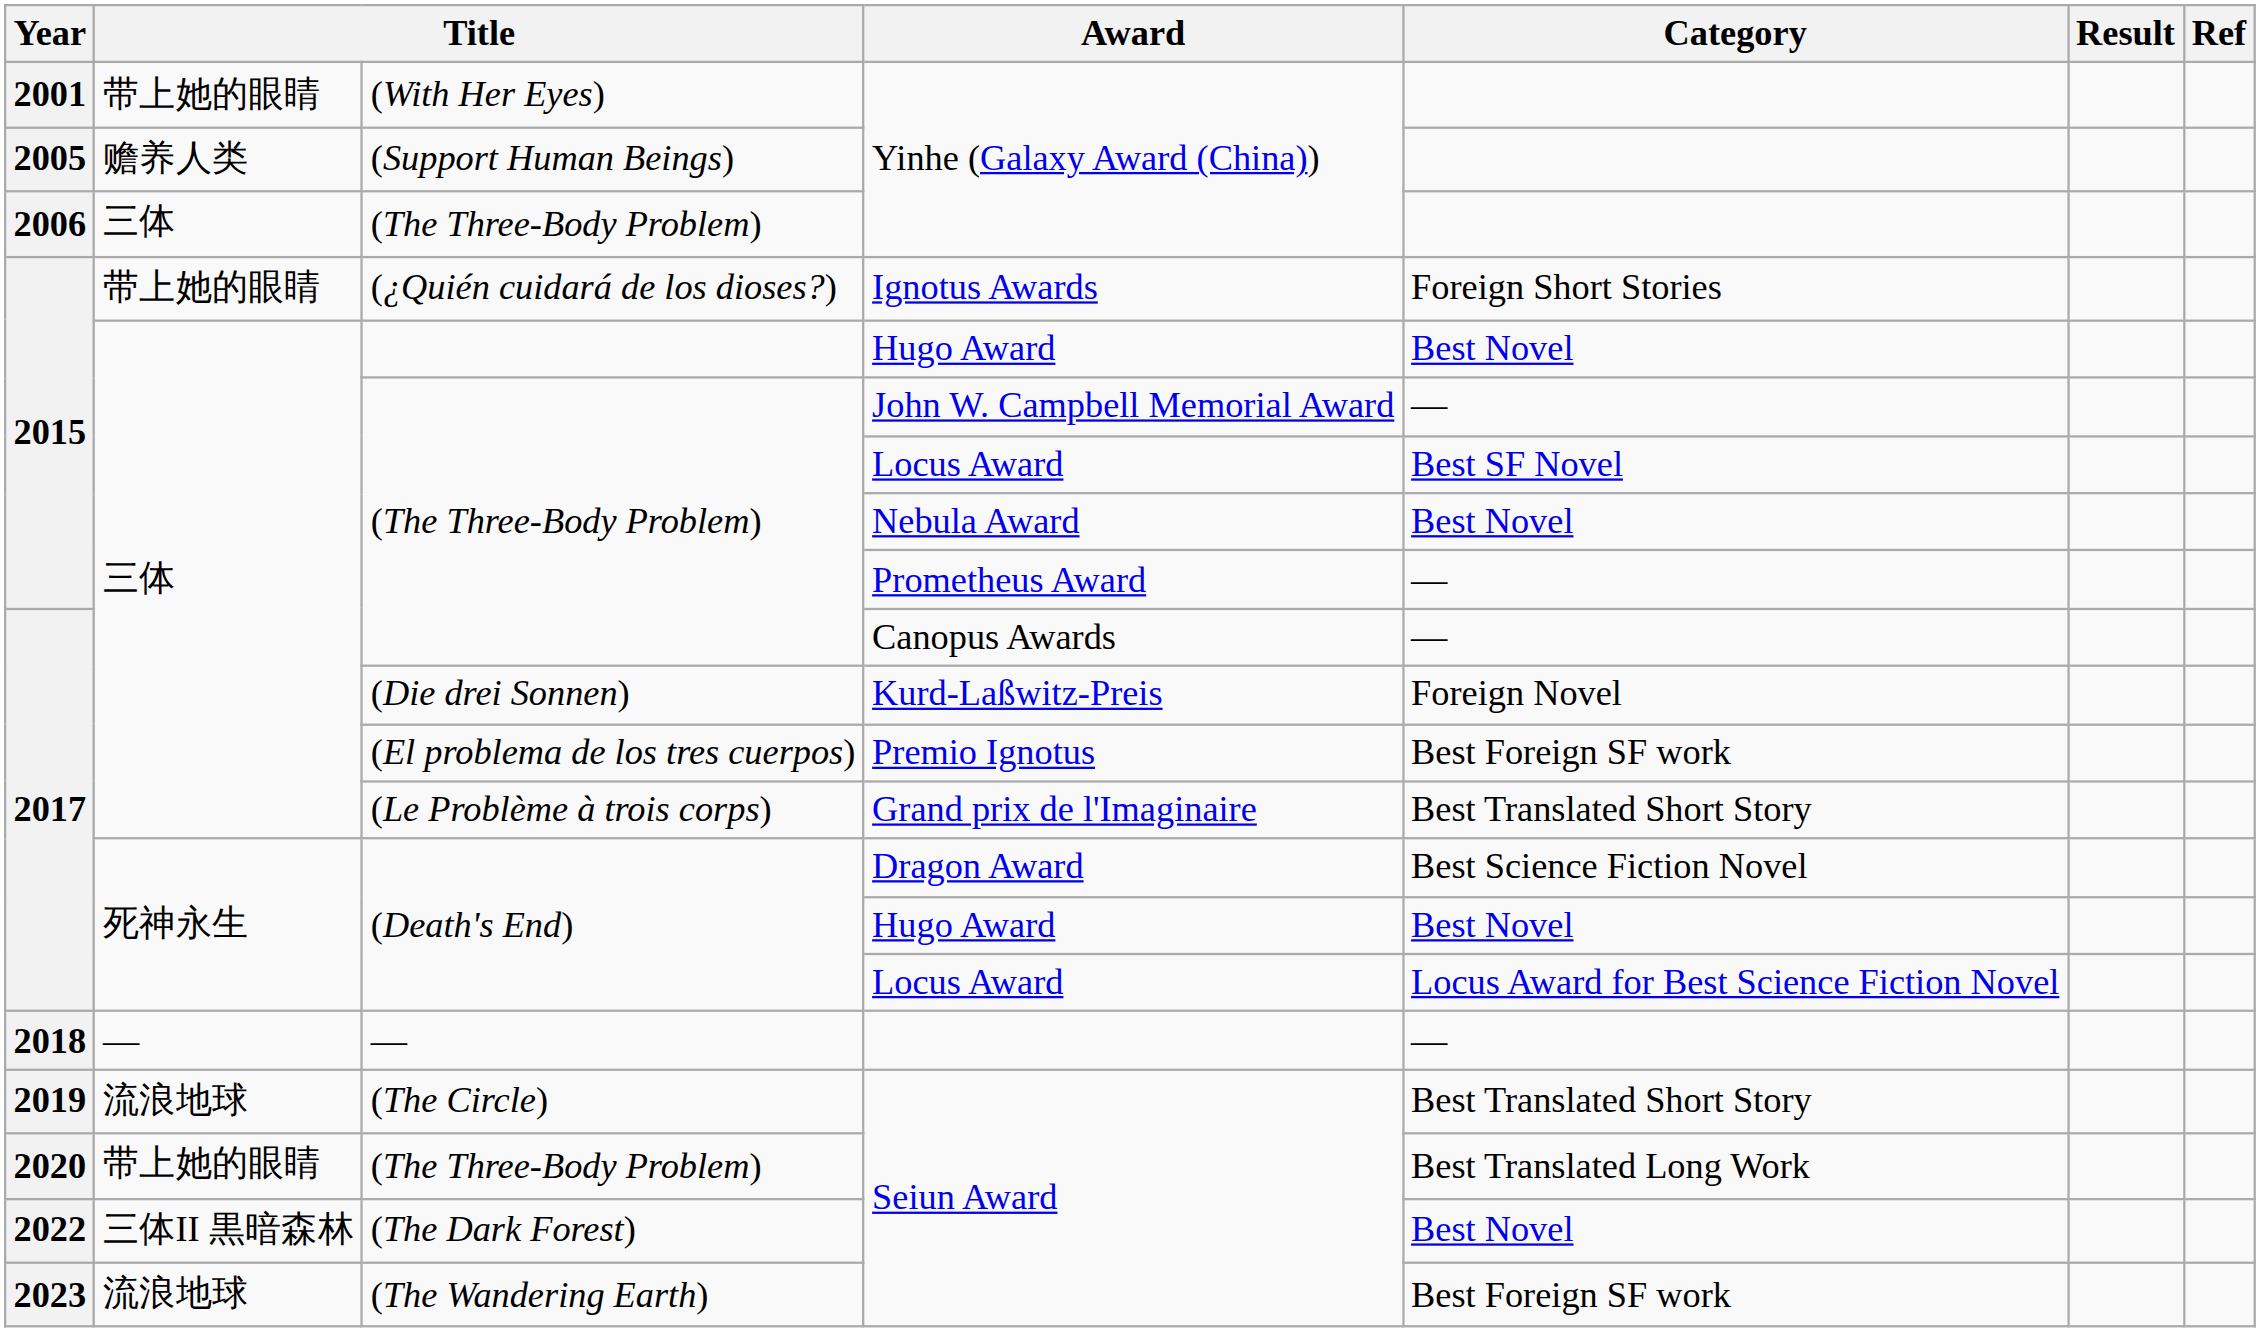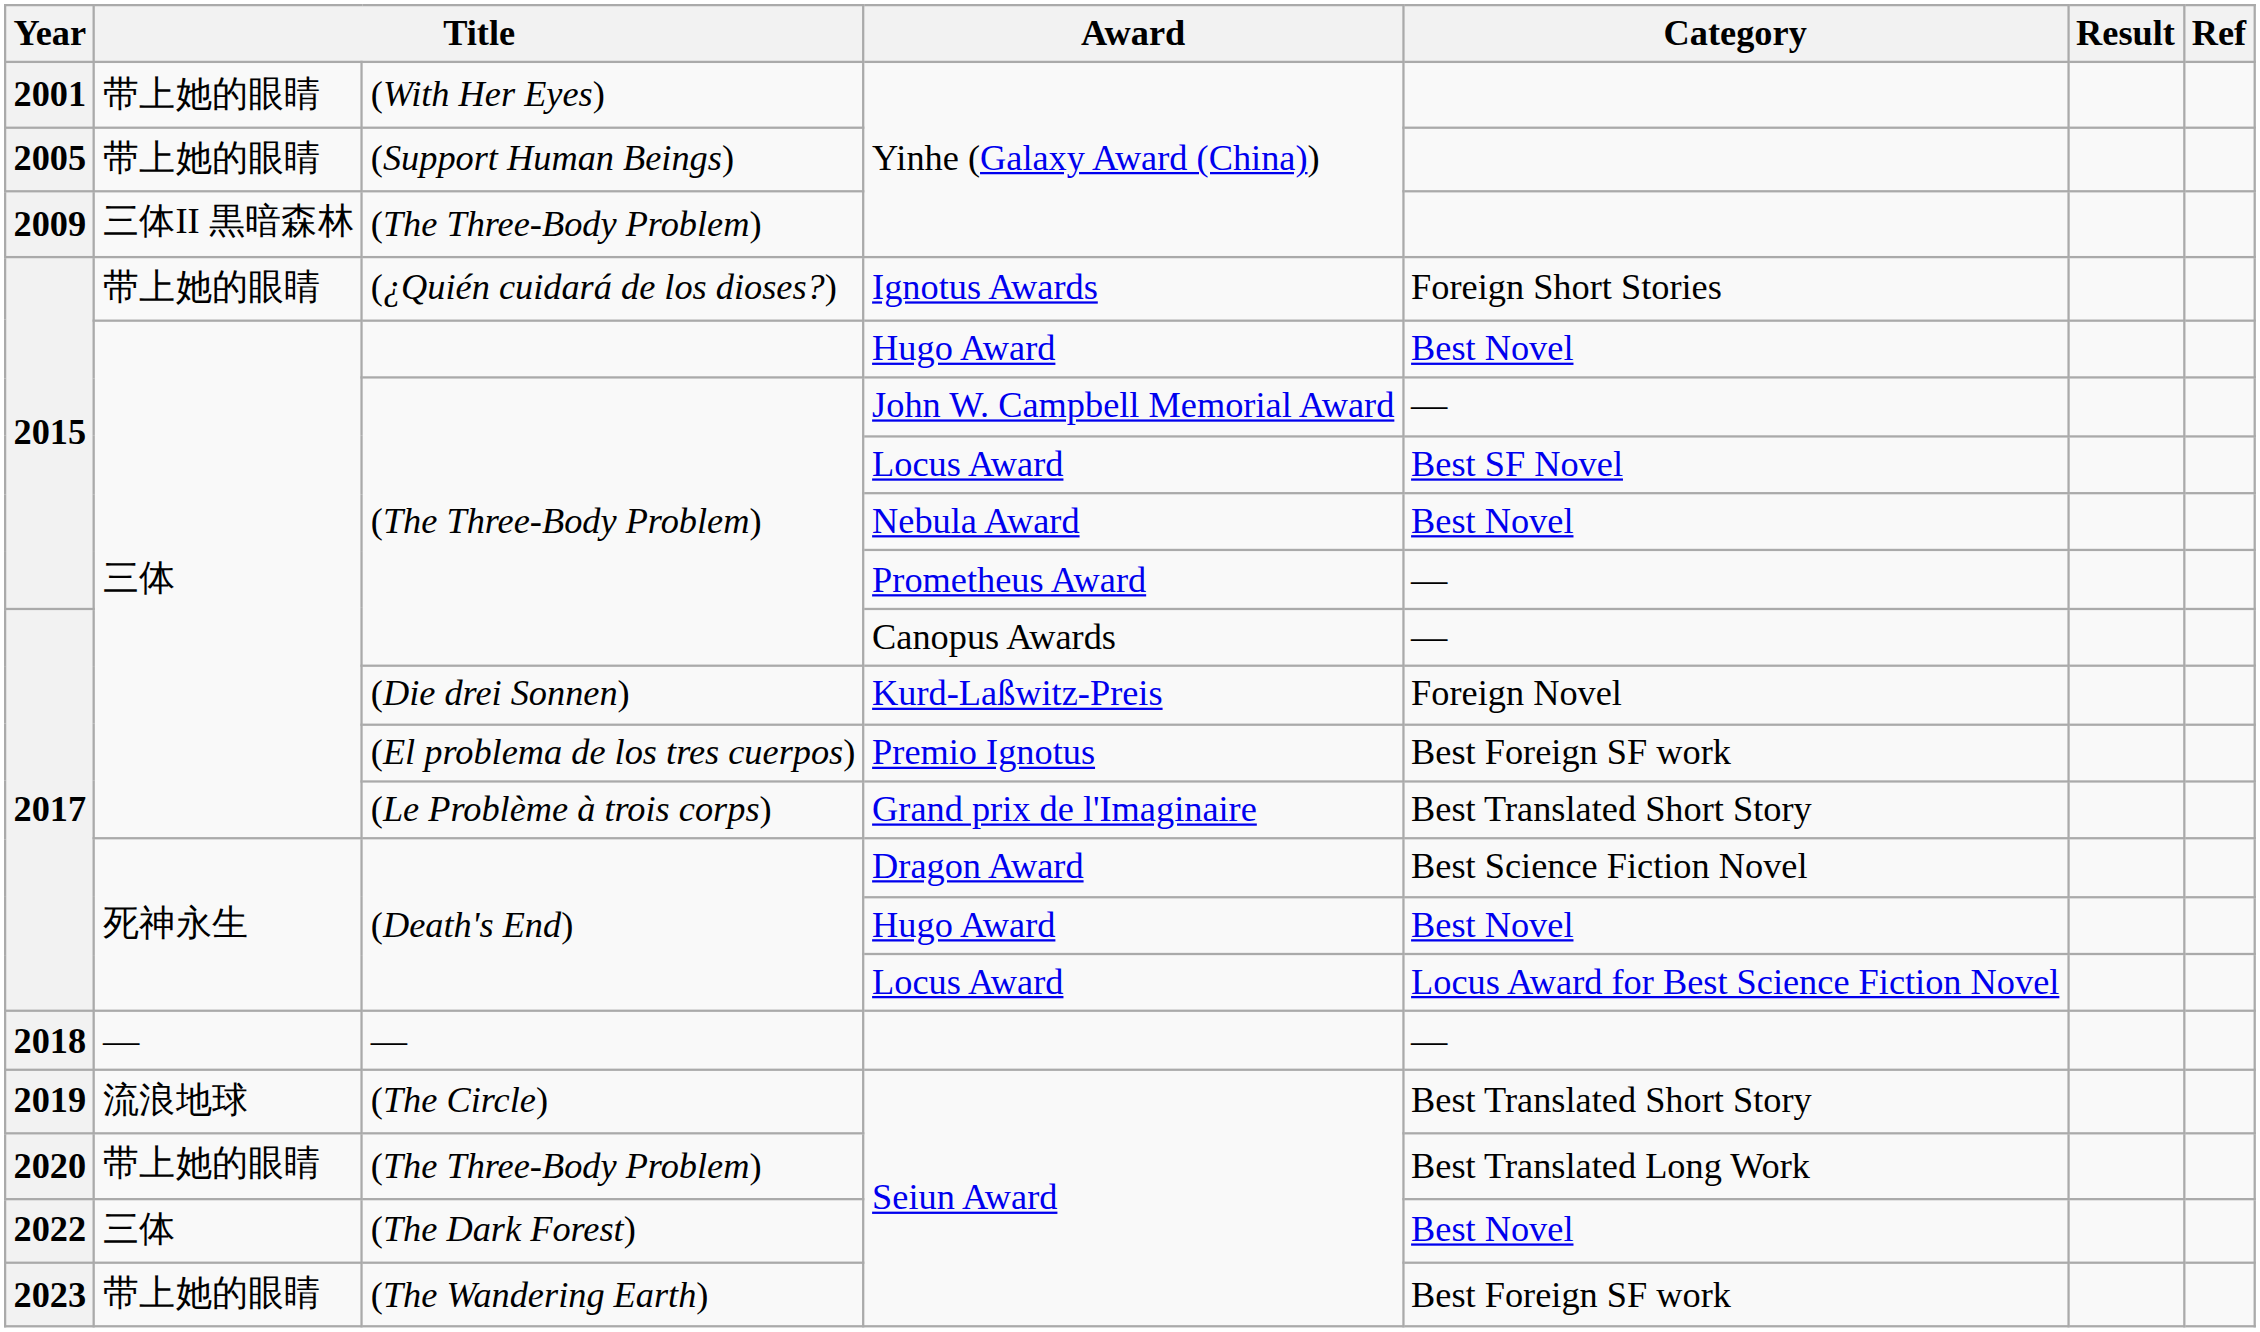(176, 157) 赡养人类 -> (212, 157) 带上她的眼睛
(50, 223) 2006 -> (50, 223) 2009
(139, 221) 三体 -> (228, 221) 三体II 黒暗森林
(228, 1228) 三体II 黒暗森林 -> (139, 1228) 三体
(176, 1292) 流浪地球 -> (212, 1292) 带上她的眼睛
